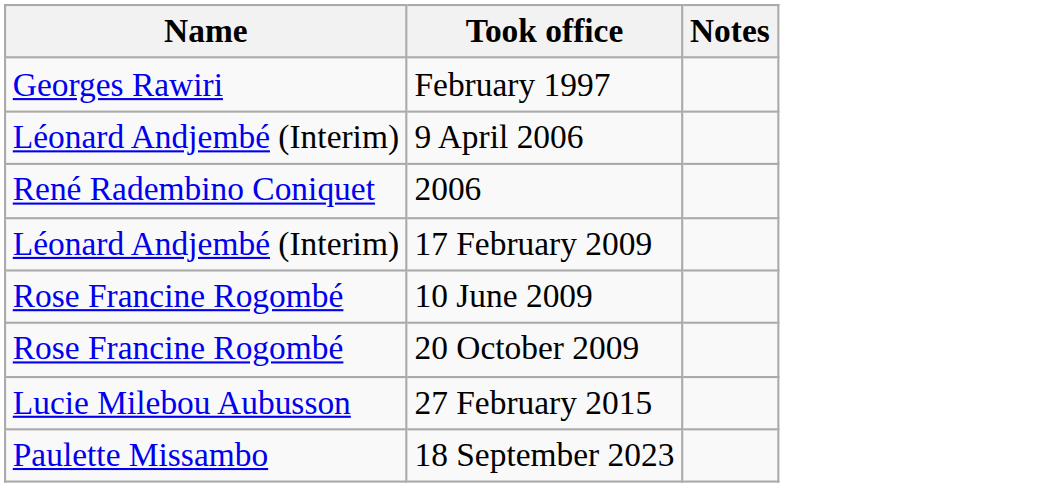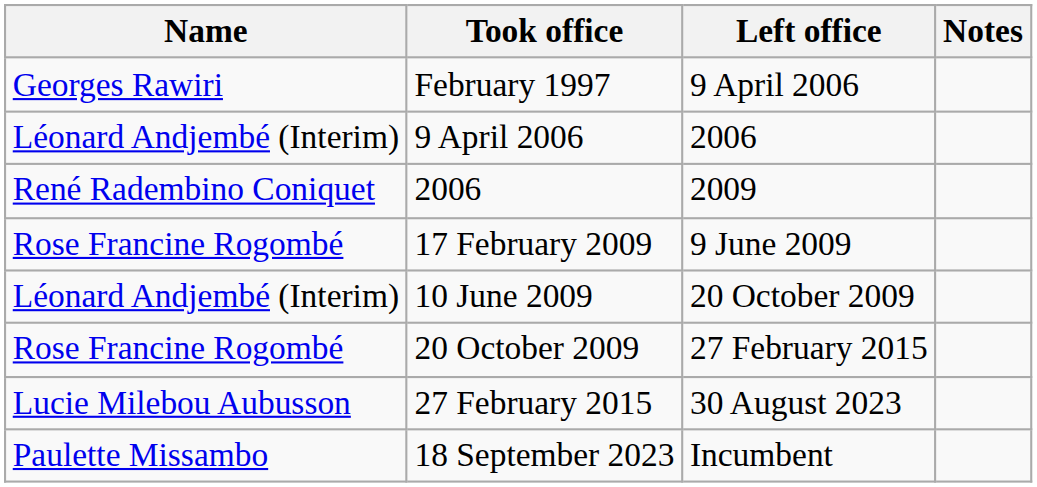+ column: (809, 31)
(206, 243) Léonard Andjembé (Interim) -> (178, 243) Rose Francine Rogombé
(178, 296) Rose Francine Rogombé -> (206, 296) Léonard Andjembé (Interim)
